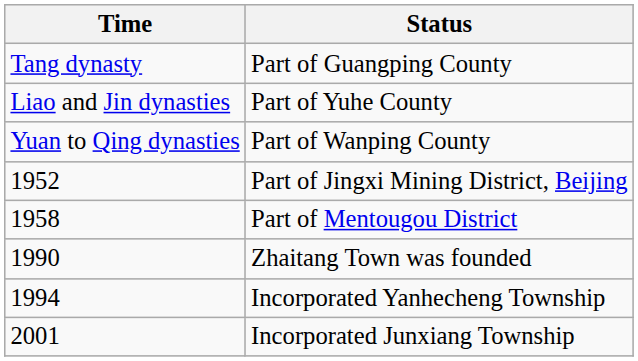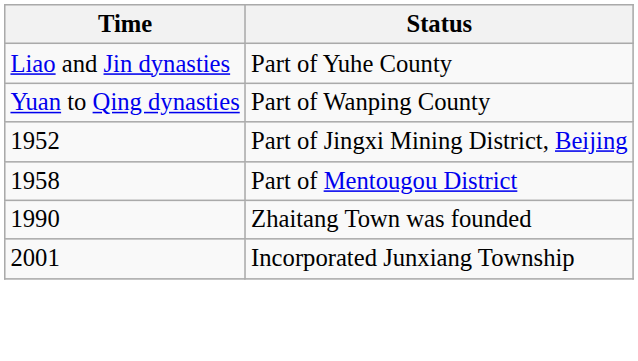- row: (381, 63)
- row: (428, 297)
